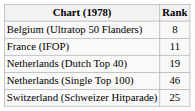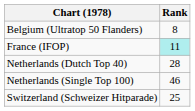(175, 47) no background -> (175, 47) paleturquoise background
(175, 64) 19 -> (175, 64) 28
